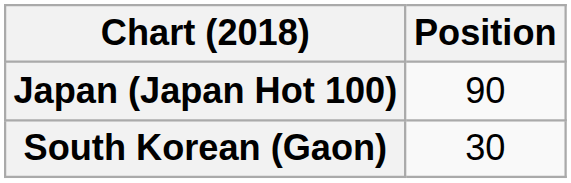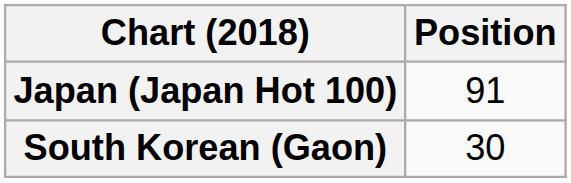(485, 90) 90 -> (485, 90) 91
